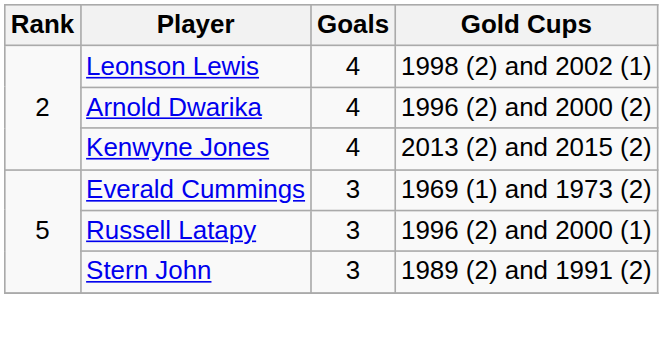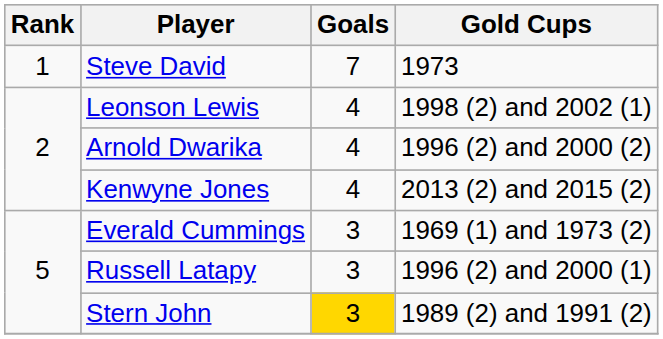+ row: (156, 66)
(353, 271) no background -> (353, 312) gold background
